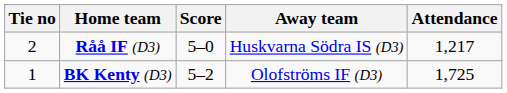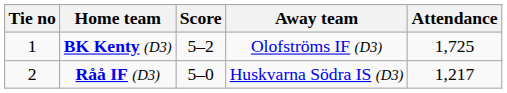rows swapped: (118, 74) <-> (118, 46)
